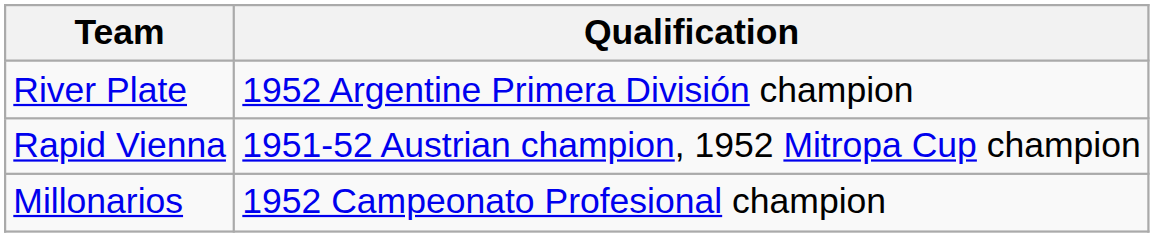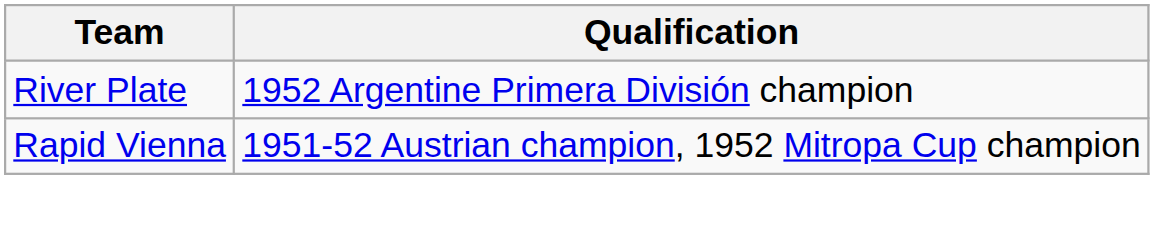- row: (98, 201)
